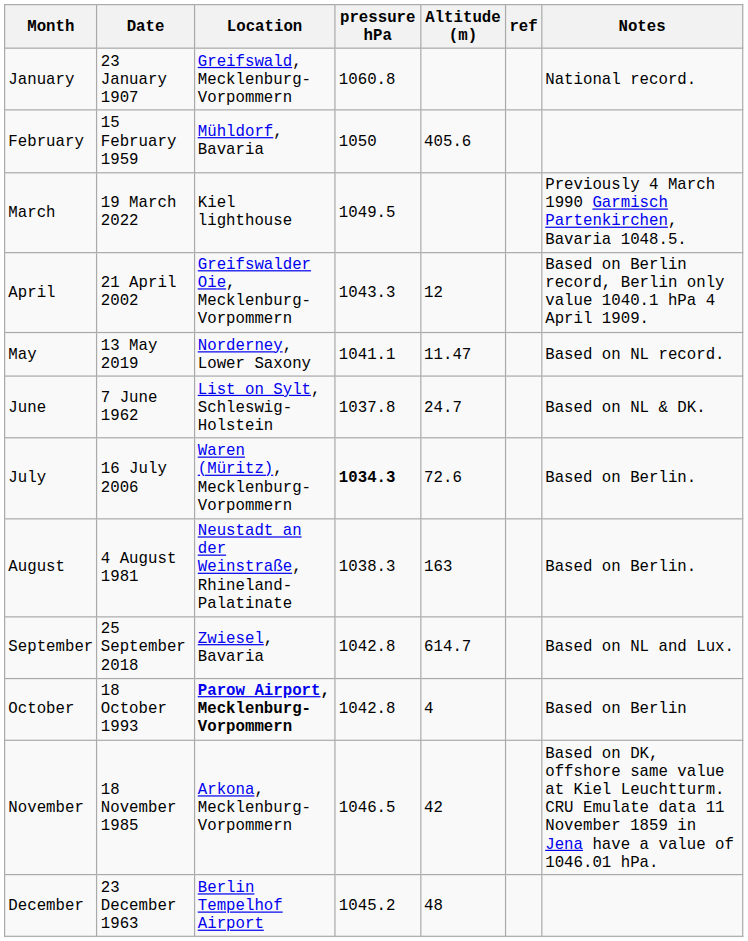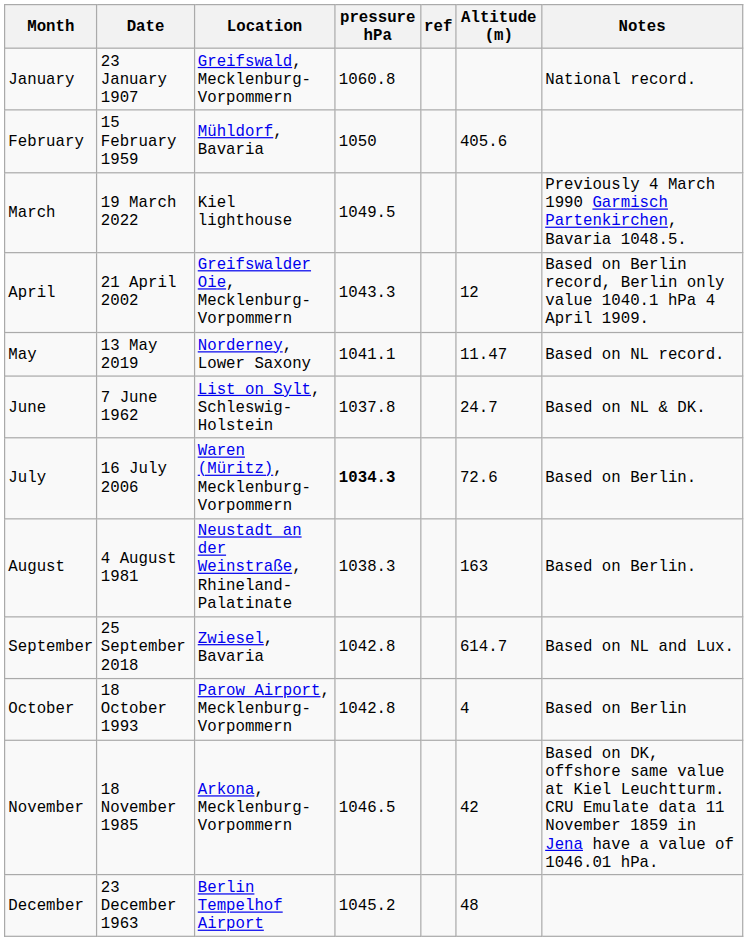columns swapped: (463, 26) <-> (524, 26)
(264, 709) bold -> (264, 709) normal
